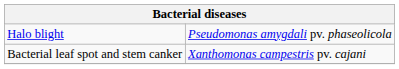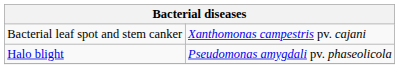rows swapped: (95, 53) <-> (36, 34)
